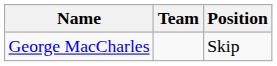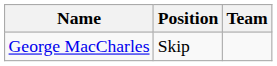columns swapped: (178, 18) <-> (237, 18)
